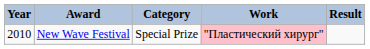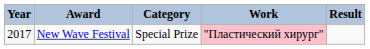(19, 34) 2010 -> (19, 34) 2017
